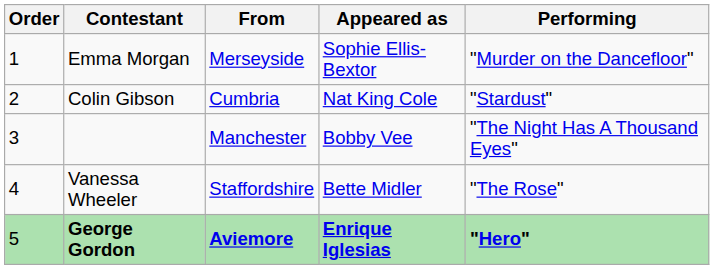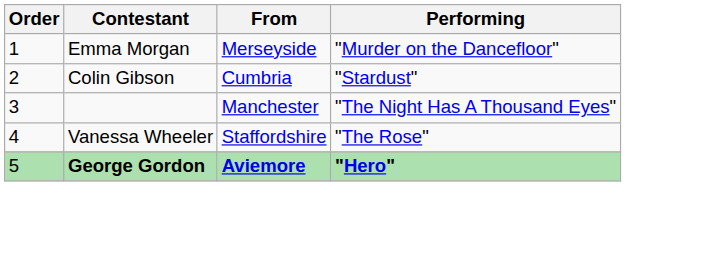- column: (392, 19)
